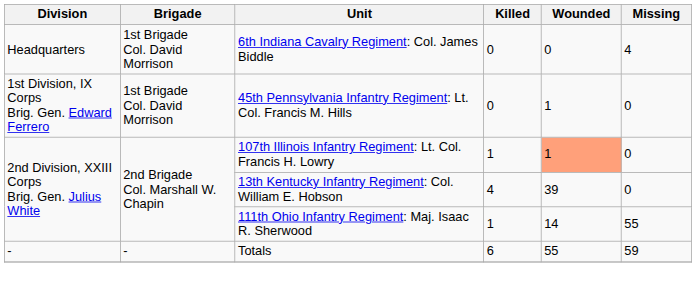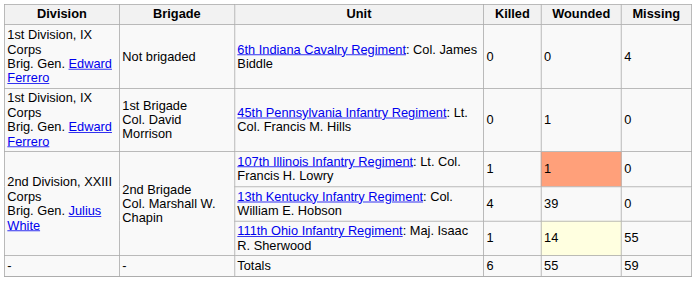(46, 49) Headquarters -> (60, 56) 1st Division, IX Corps Brig. Gen. Edward Ferrero
(156, 49) 1st Brigade Col. David Morrison -> (159, 56) Not brigaded
(551, 224) no background -> (551, 238) lightyellow background
